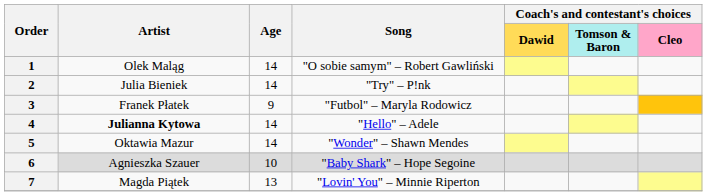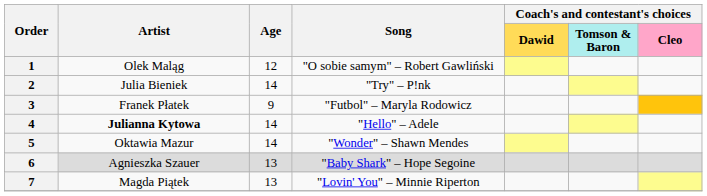(271, 66) 14 -> (271, 66) 12
(271, 162) 10 -> (271, 162) 13
